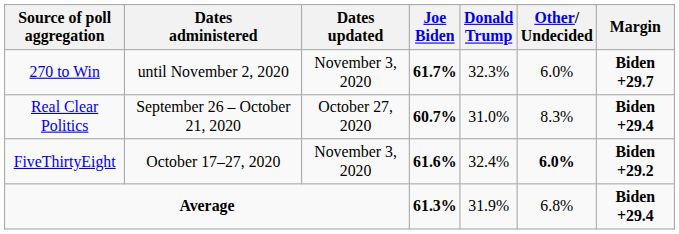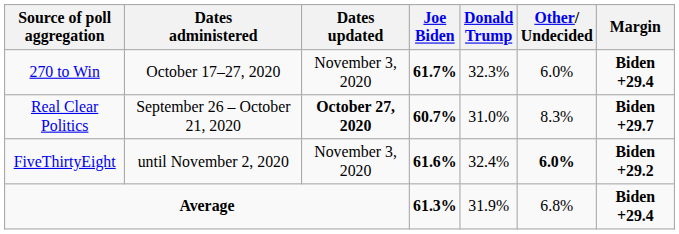(213, 72) until November 2, 2020 -> (213, 72) October 17–27, 2020
(635, 72) Biden +29.7 -> (635, 72) Biden +29.4
(356, 116) normal -> (356, 116) bold
(635, 116) Biden +29.4 -> (635, 116) Biden +29.7
(213, 161) October 17–27, 2020 -> (213, 161) until November 2, 2020
